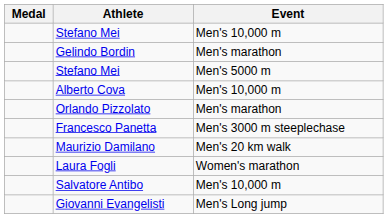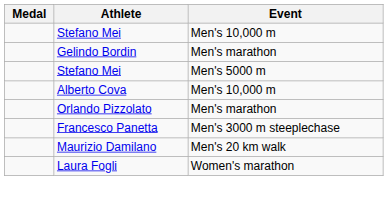- row: (99, 185)
- row: (110, 204)
